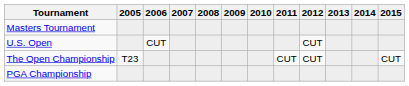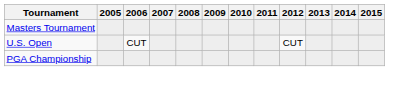- row: (61, 58)
